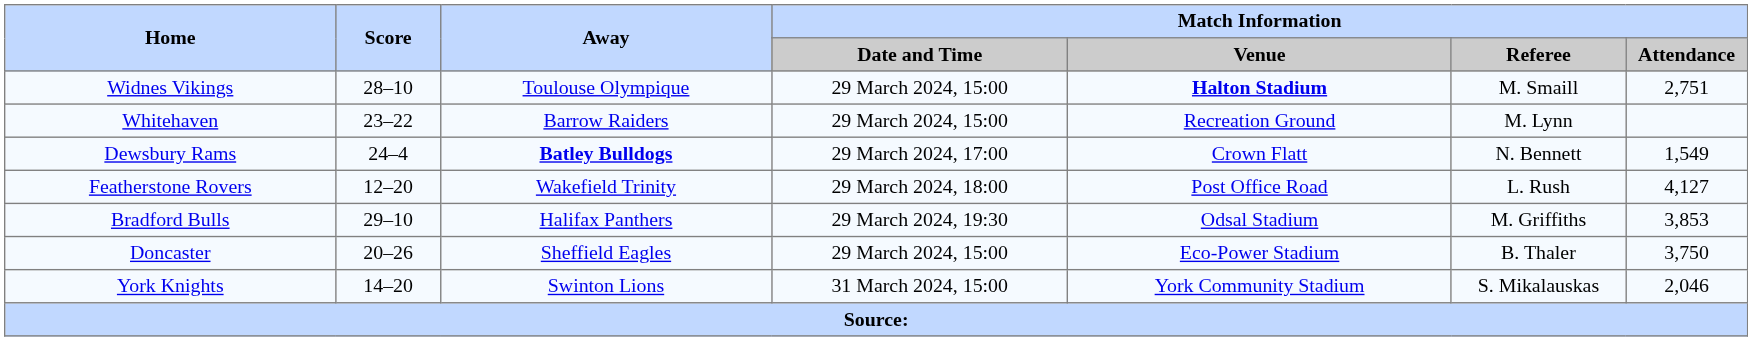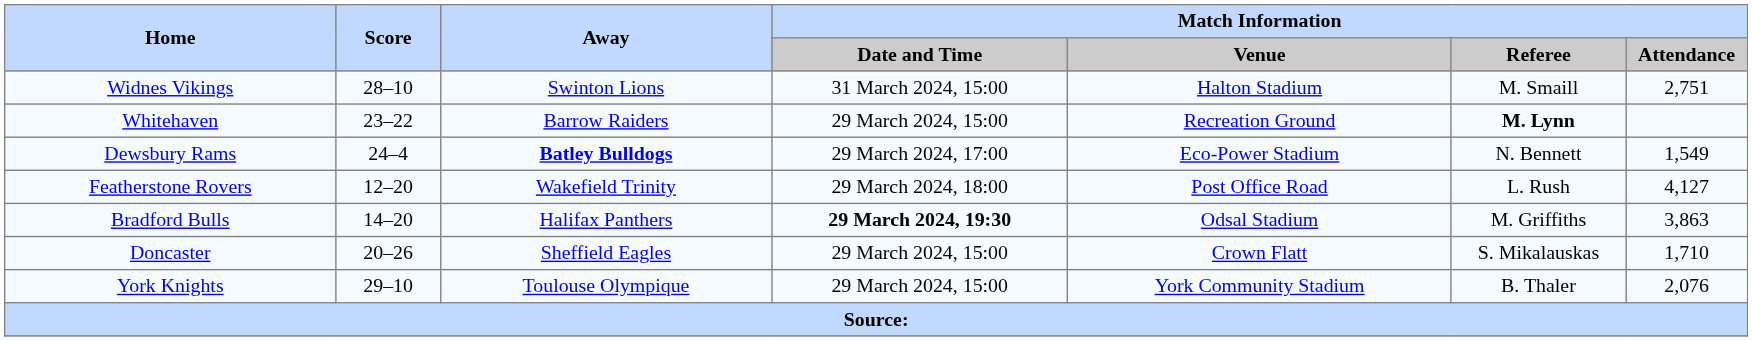(606, 87) Toulouse Olympique -> (606, 87) Swinton Lions
(920, 87) 29 March 2024, 15:00 -> (920, 87) 31 March 2024, 15:00
(1260, 87) bold -> (1260, 87) normal
(1538, 120) normal -> (1538, 120) bold
(1260, 153) Crown Flatt -> (1260, 153) Eco-Power Stadium
(388, 219) 29–10 -> (388, 219) 14–20
(920, 219) normal -> (920, 219) bold
(1687, 219) 3,853 -> (1687, 219) 3,863
(1260, 252) Eco-Power Stadium -> (1260, 252) Crown Flatt
(1538, 252) B. Thaler -> (1538, 252) S. Mikalauskas
(1687, 252) 3,750 -> (1687, 252) 1,710
(388, 286) 14–20 -> (388, 286) 29–10
(606, 286) Swinton Lions -> (606, 286) Toulouse Olympique
(920, 286) 31 March 2024, 15:00 -> (920, 286) 29 March 2024, 15:00
(1538, 286) S. Mikalauskas -> (1538, 286) B. Thaler
(1687, 286) 2,046 -> (1687, 286) 2,076
